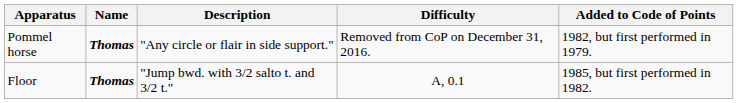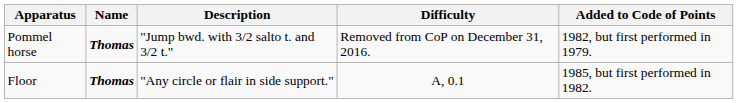(237, 44) "Any circle or flair in side support." -> (227, 44) "Jump bwd. with 3/2 salto t. and 3/2 t."
(227, 80) "Jump bwd. with 3/2 salto t. and 3/2 t." -> (237, 80) "Any circle or flair in side support."
